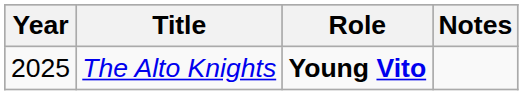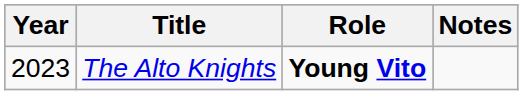(40, 67) 2025 -> (40, 67) 2023
